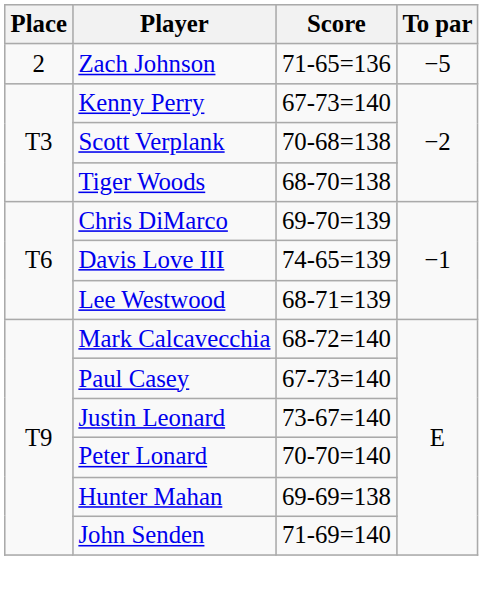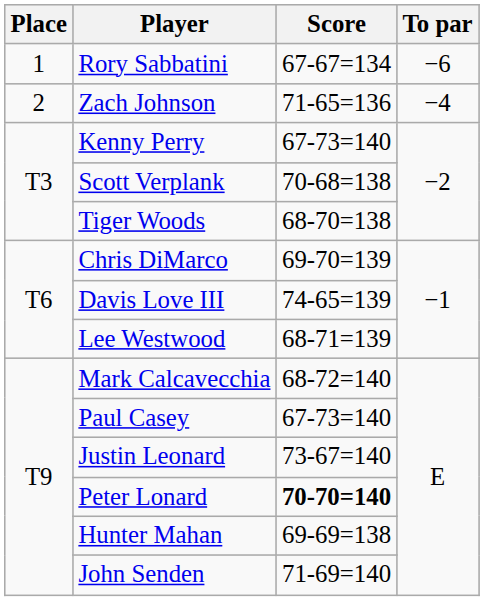+ row: (153, 63)
(437, 63) −5 -> (438, 102) −4
(336, 456) normal -> (337, 496) bold
